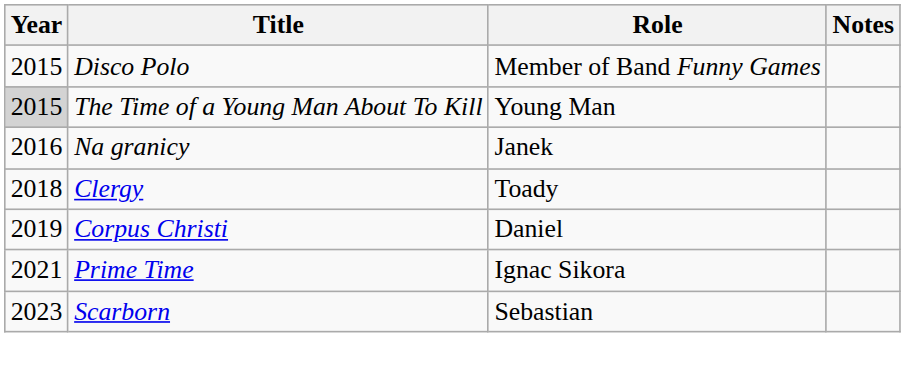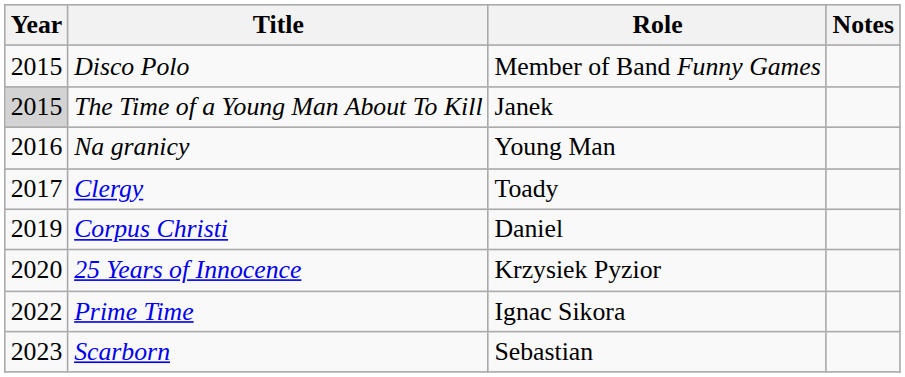(555, 106) Young Man -> (524, 106) Janek
(524, 147) Janek -> (555, 147) Young Man
(37, 188) 2018 -> (37, 188) 2017
+ row: (188, 270)
(37, 270) 2021 -> (37, 310) 2022
